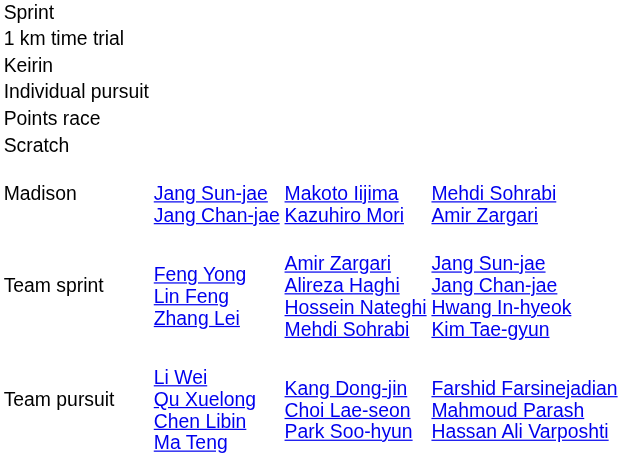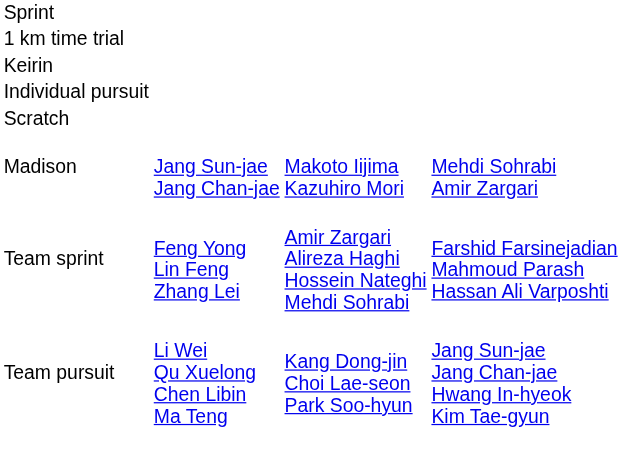- row: (52, 118)
(501, 296) Jang Sun-jae Jang Chan-jae Hwang In-hyeok Kim Tae-gyun -> (525, 270) Farshid Farsinejadian Mahmoud Parash Hassan Ali Varposhti
(525, 410) Farshid Farsinejadian Mahmoud Parash Hassan Ali Varposhti -> (501, 383) Jang Sun-jae Jang Chan-jae Hwang In-hyeok Kim Tae-gyun
